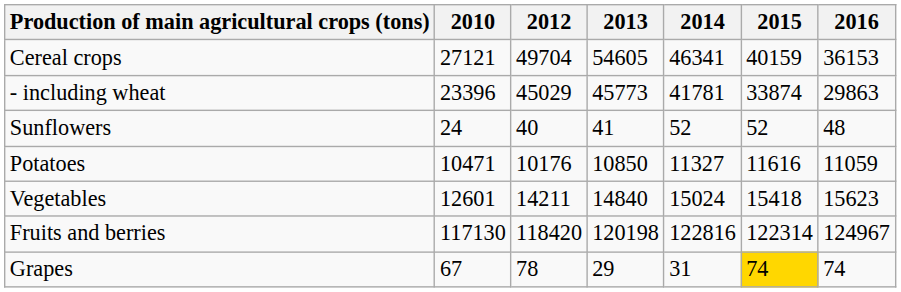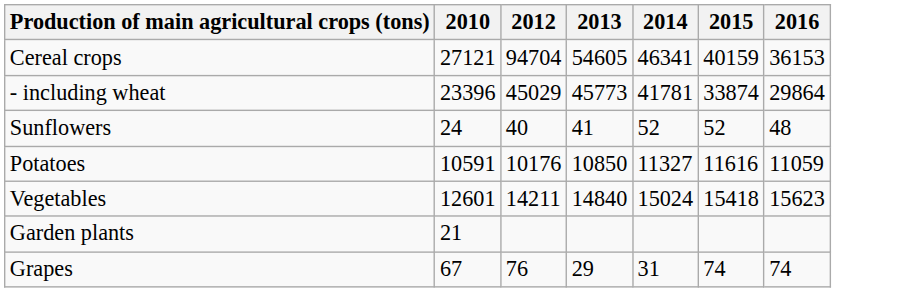(544, 57) 49704 -> (534, 57) 94704
(851, 92) 29863 -> (797, 92) 29864
(468, 163) 10471 -> (468, 163) 10591
+ row: (72, 233)
- row: (88, 233)
(527, 269) 78 -> (517, 269) 76
(757, 269) gold background -> (714, 269) no background
